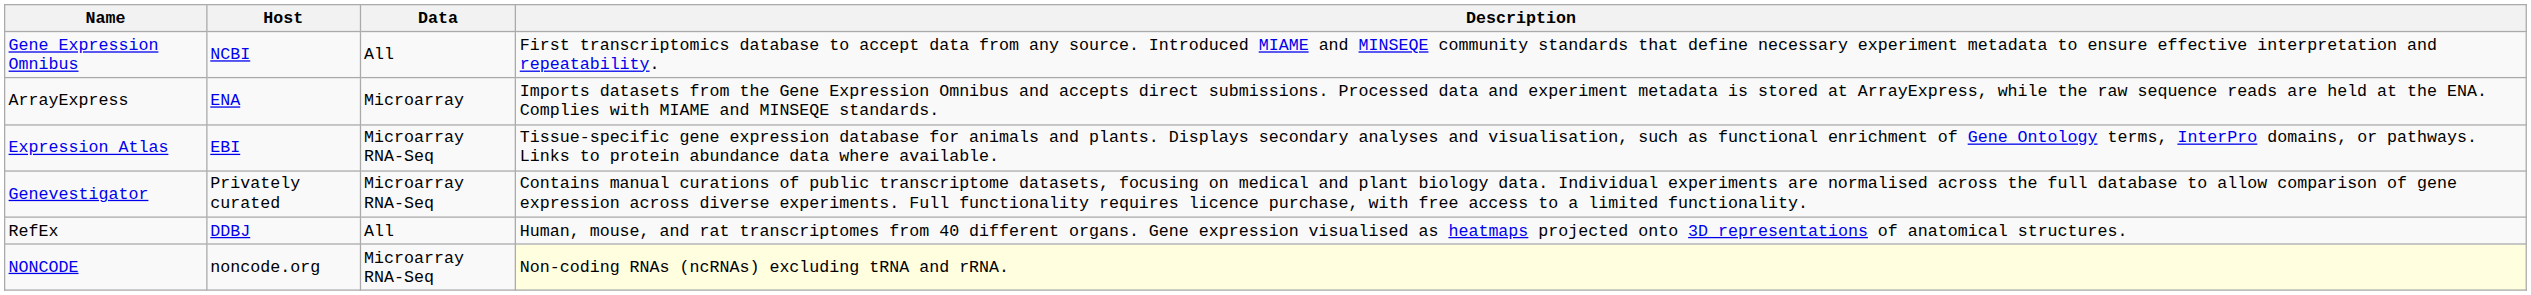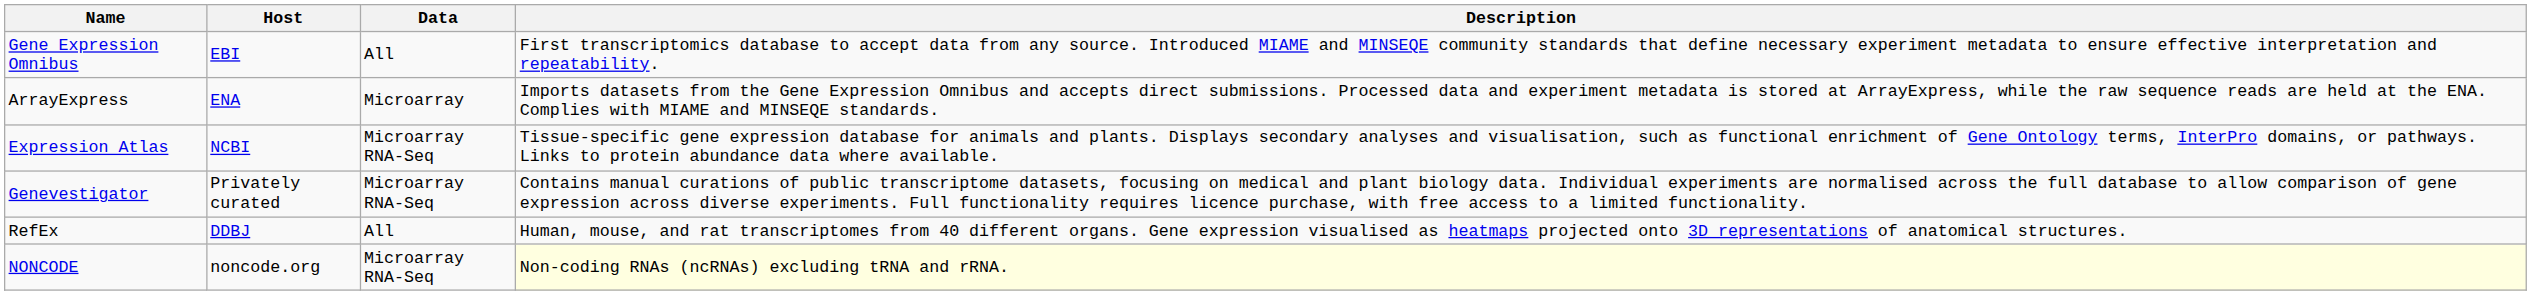(230, 55) NCBI -> (225, 55) EBI
(225, 148) EBI -> (230, 148) NCBI
